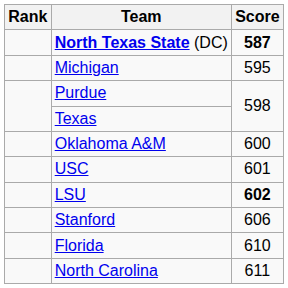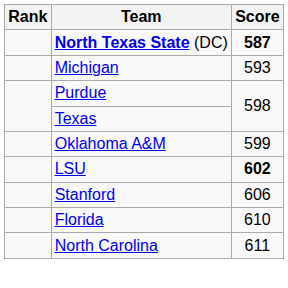(257, 67) 595 -> (257, 67) 593
(257, 144) 600 -> (257, 144) 599
- row: (72, 169)
